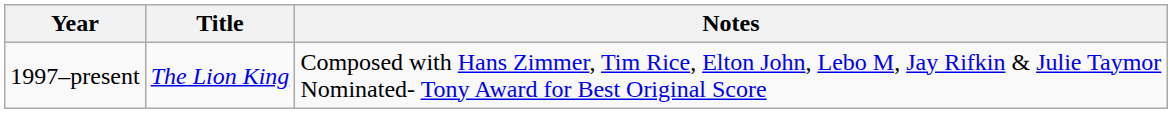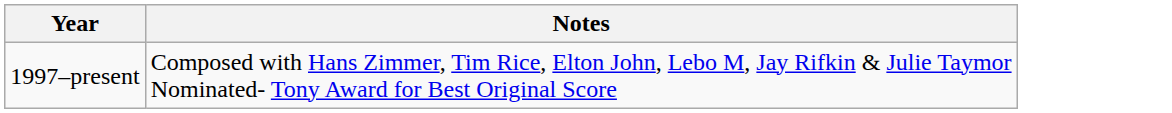- column: (220, 23)
